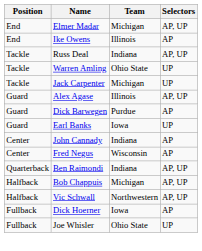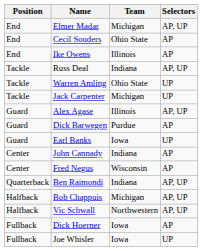+ row: (77, 40)
(129, 225) Ohio State -> (120, 240) Iowa
